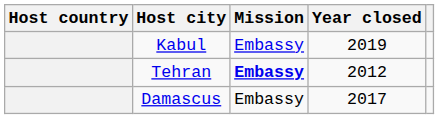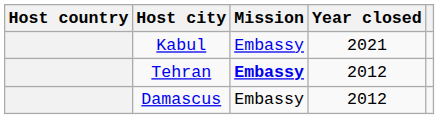(367, 45) 2019 -> (367, 45) 2021
(367, 100) 2017 -> (367, 100) 2012
